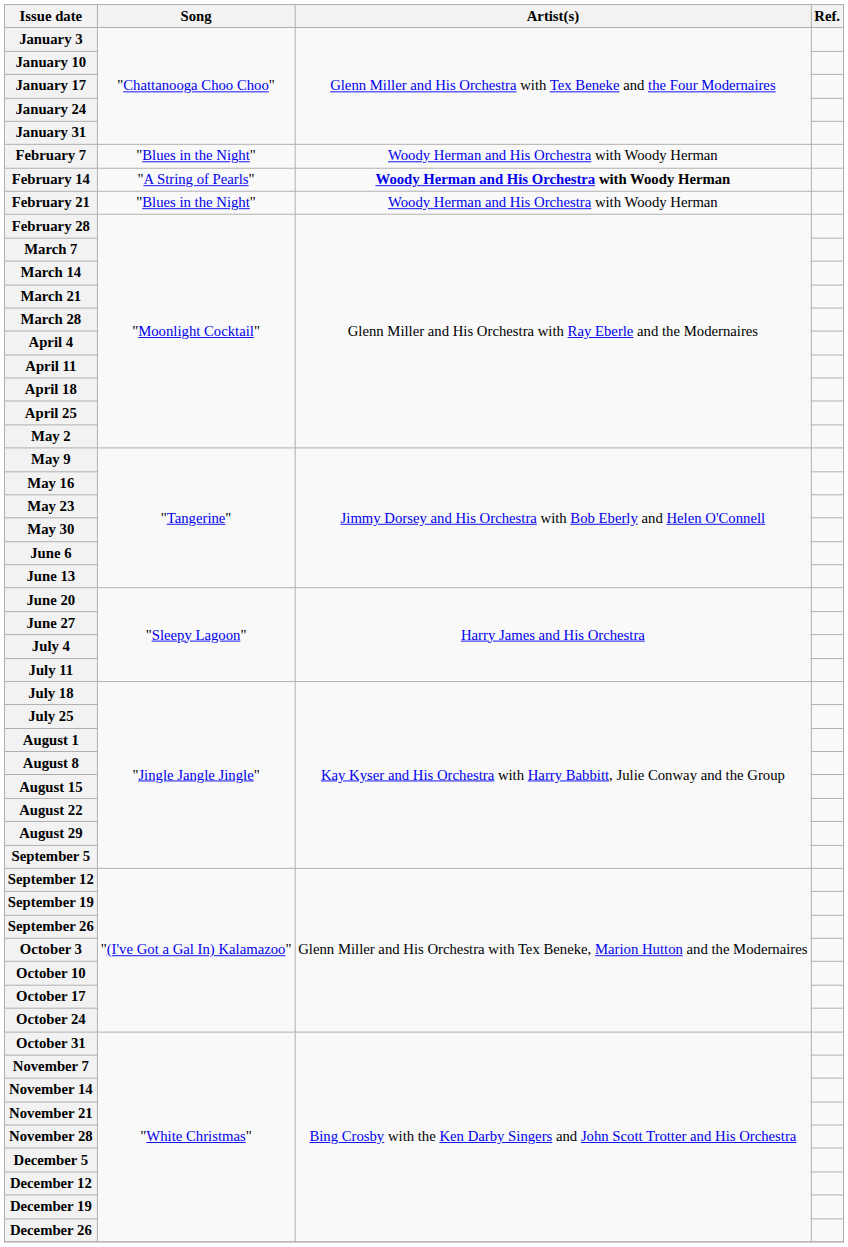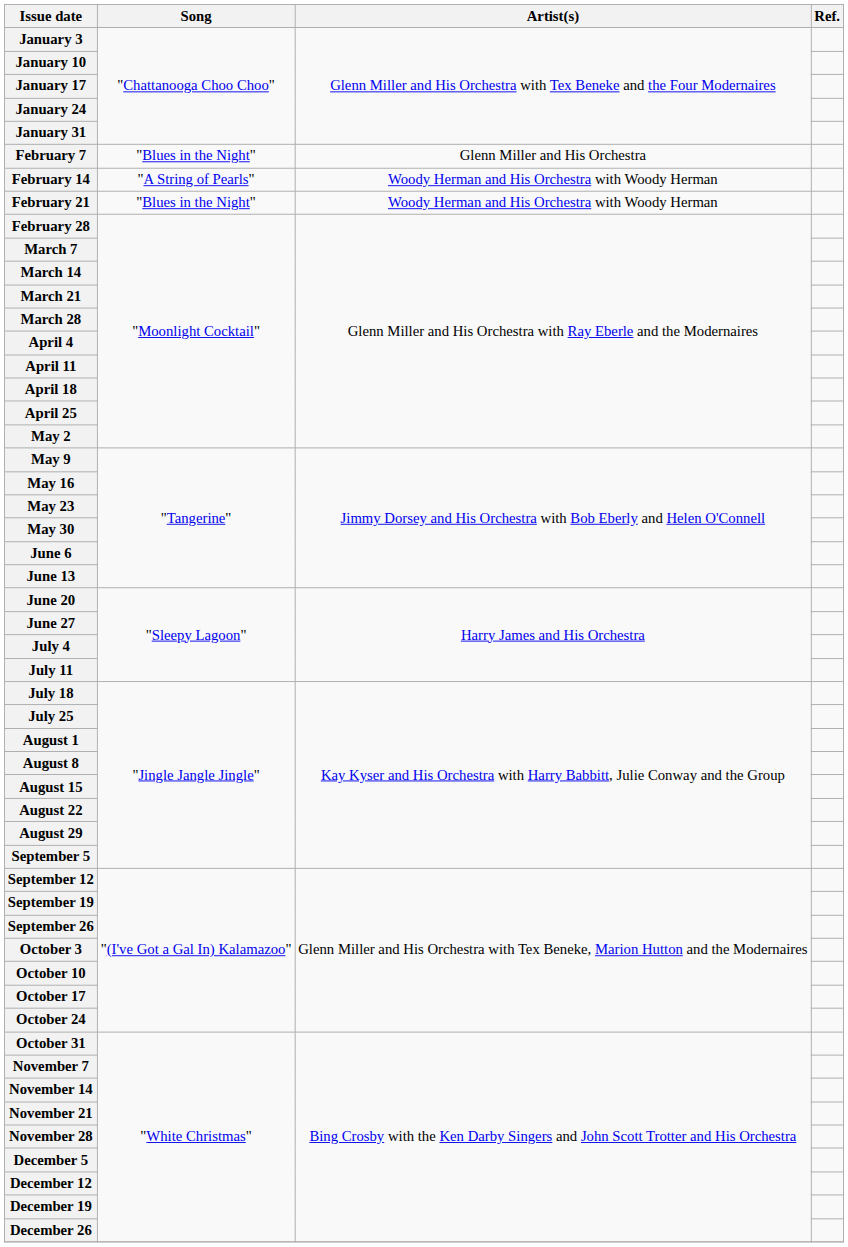(553, 156) Woody Herman and His Orchestra with Woody Herman -> (553, 156) Glenn Miller and His Orchestra
(553, 179) bold -> (553, 179) normal
